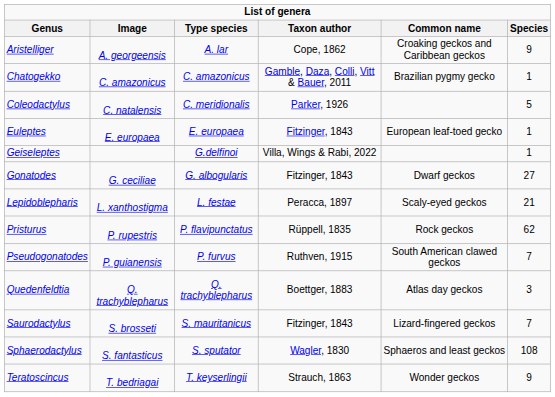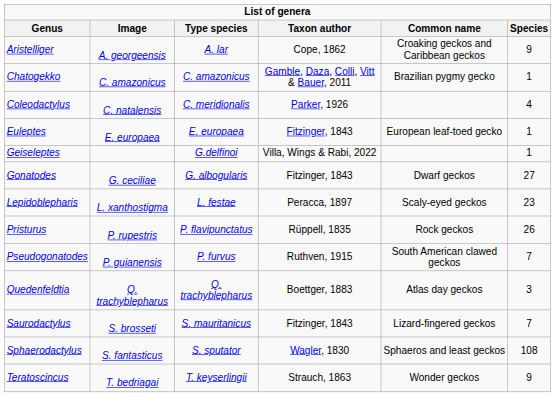(529, 104) 5 -> (529, 104) 4
(529, 202) 21 -> (529, 202) 23
(529, 230) 62 -> (529, 230) 26
